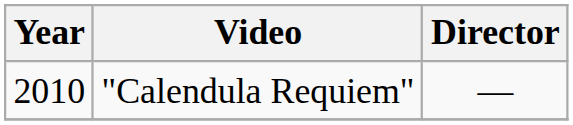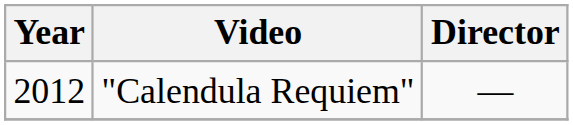(49, 89) 2010 -> (49, 89) 2012
